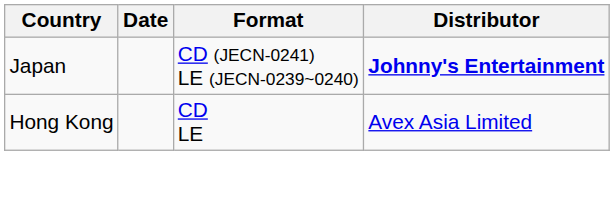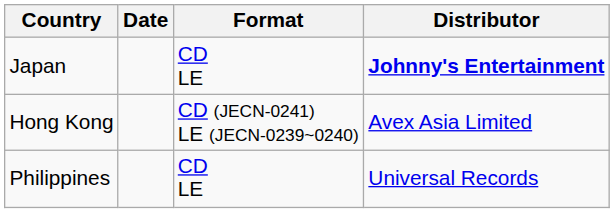(268, 65) CD (JECN-0241) LE (JECN-0239~0240) -> (193, 65) CD LE
(193, 122) CD LE -> (268, 122) CD (JECN-0241) LE (JECN-0239~0240)
+ row: (60, 178)
